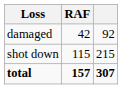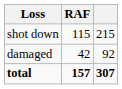rows swapped: (33, 53) <-> (30, 34)
